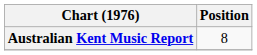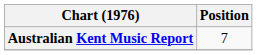(224, 38) 8 -> (224, 38) 7
